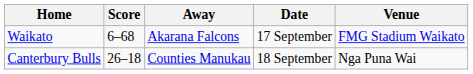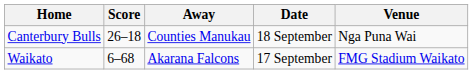rows swapped: (30, 36) <-> (54, 58)
